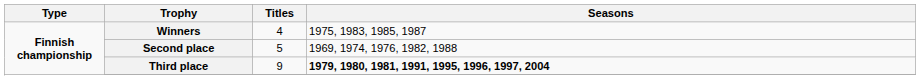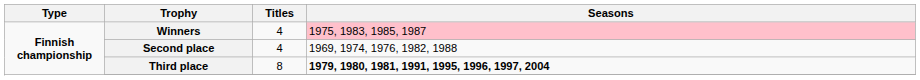(368, 31) no background -> (368, 31) pink background
(280, 48) 5 -> (280, 48) 4
(280, 66) 9 -> (280, 66) 8
